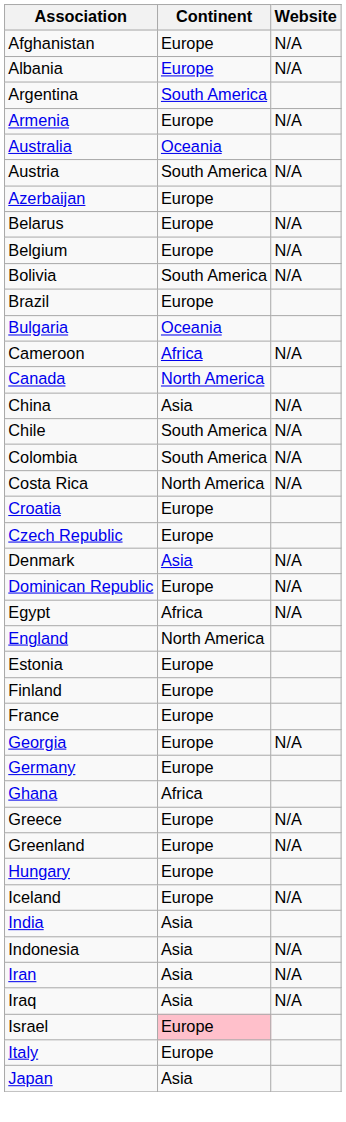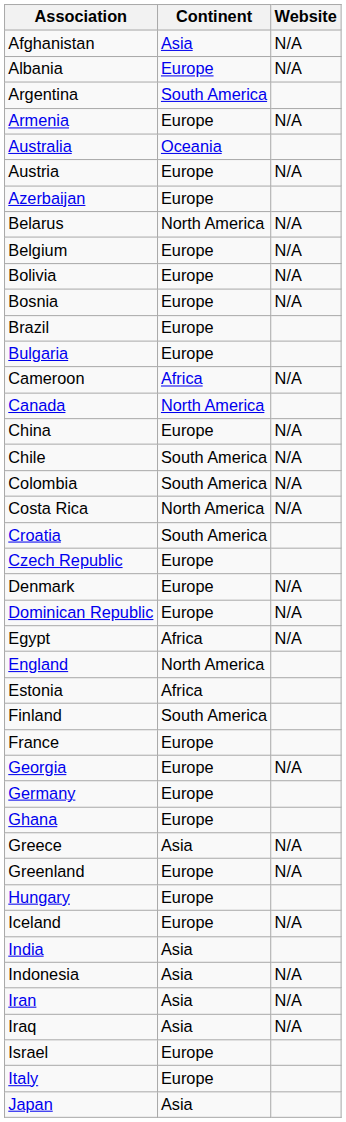(187, 43) Europe -> (177, 43) Asia
(214, 172) South America -> (187, 172) Europe
(187, 224) Europe -> (213, 224) North America
(214, 276) South America -> (187, 276) Europe
+ row: (33, 302)
(191, 328) Oceania -> (187, 353) Europe
(177, 405) Asia -> (187, 431) Europe
(187, 509) Europe -> (214, 535) South America
(177, 560) Asia -> (187, 586) Europe
(187, 664) Europe -> (182, 690) Africa
(187, 690) Europe -> (214, 716) South America
(182, 793) Africa -> (187, 819) Europe
(187, 819) Europe -> (177, 845) Asia
(187, 1026) pink background -> (187, 1052) no background
